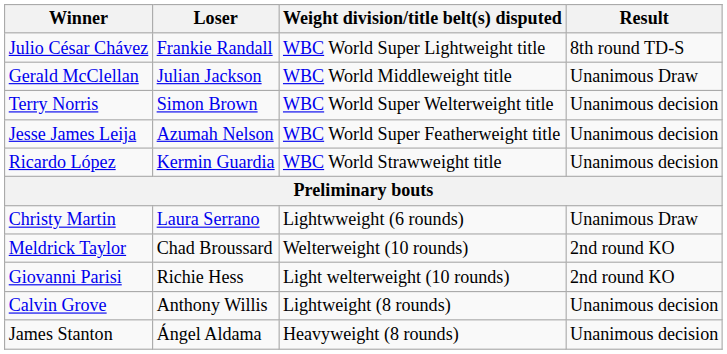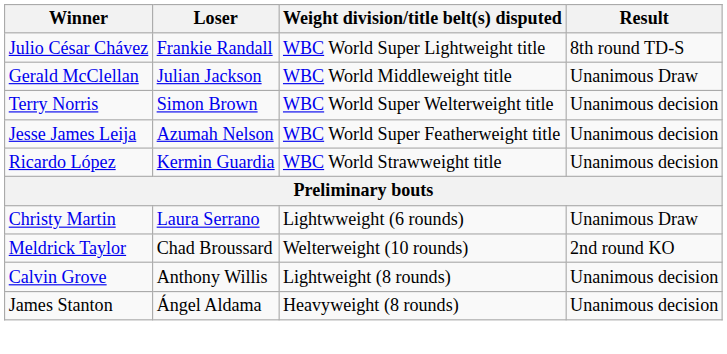- row: (65, 276)
